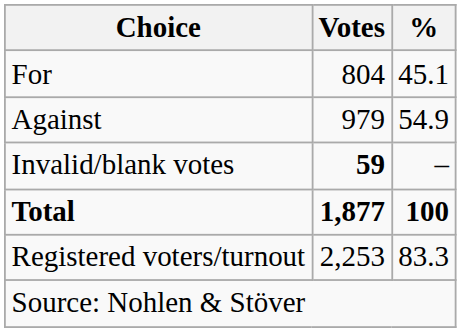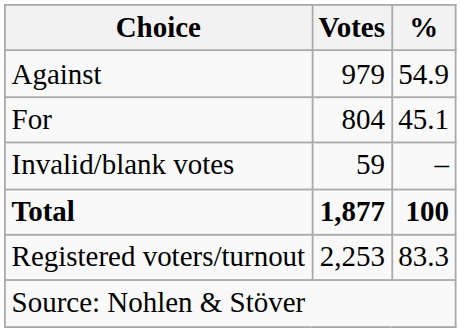rows swapped: (32, 73) <-> (57, 119)
(371, 165) bold -> (371, 165) normal
